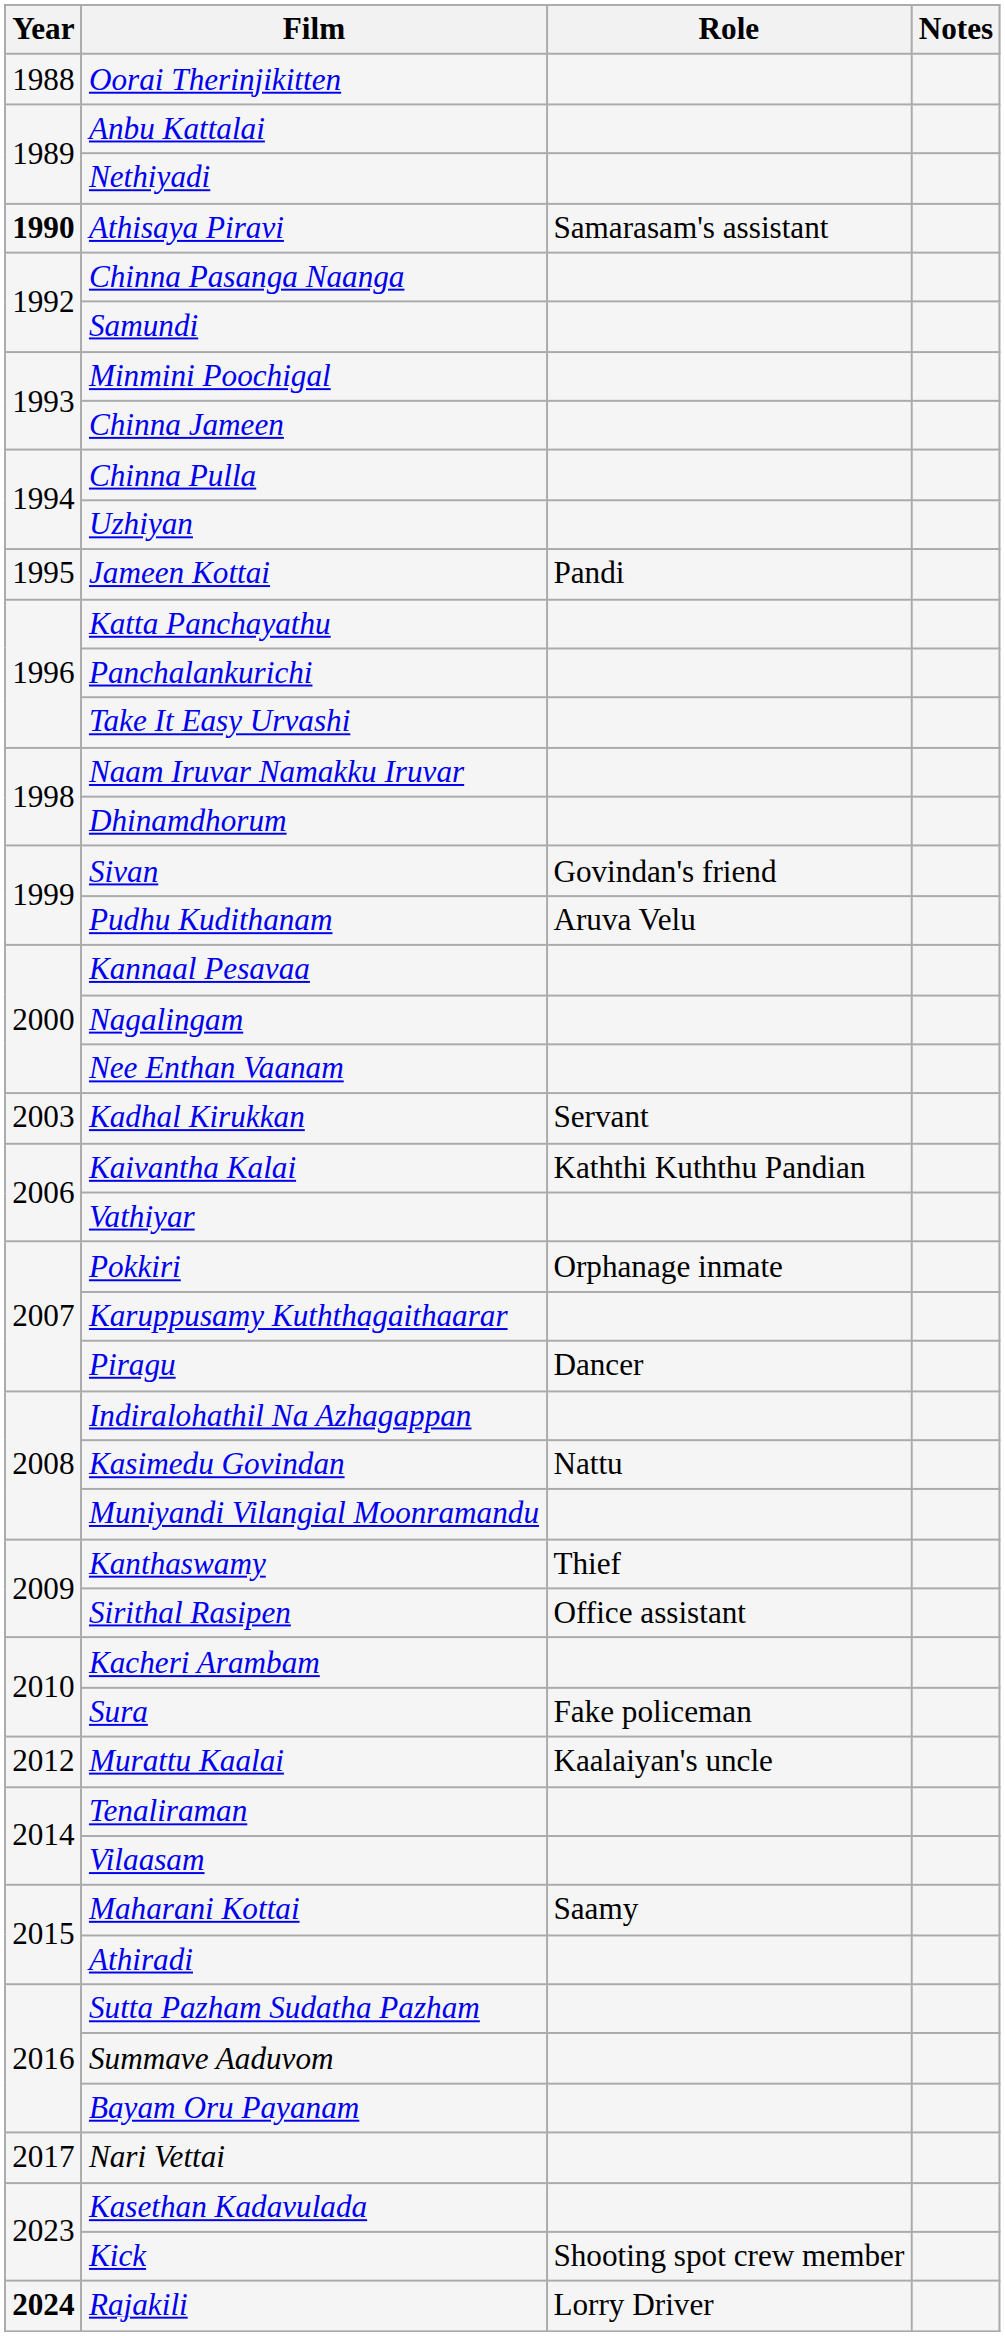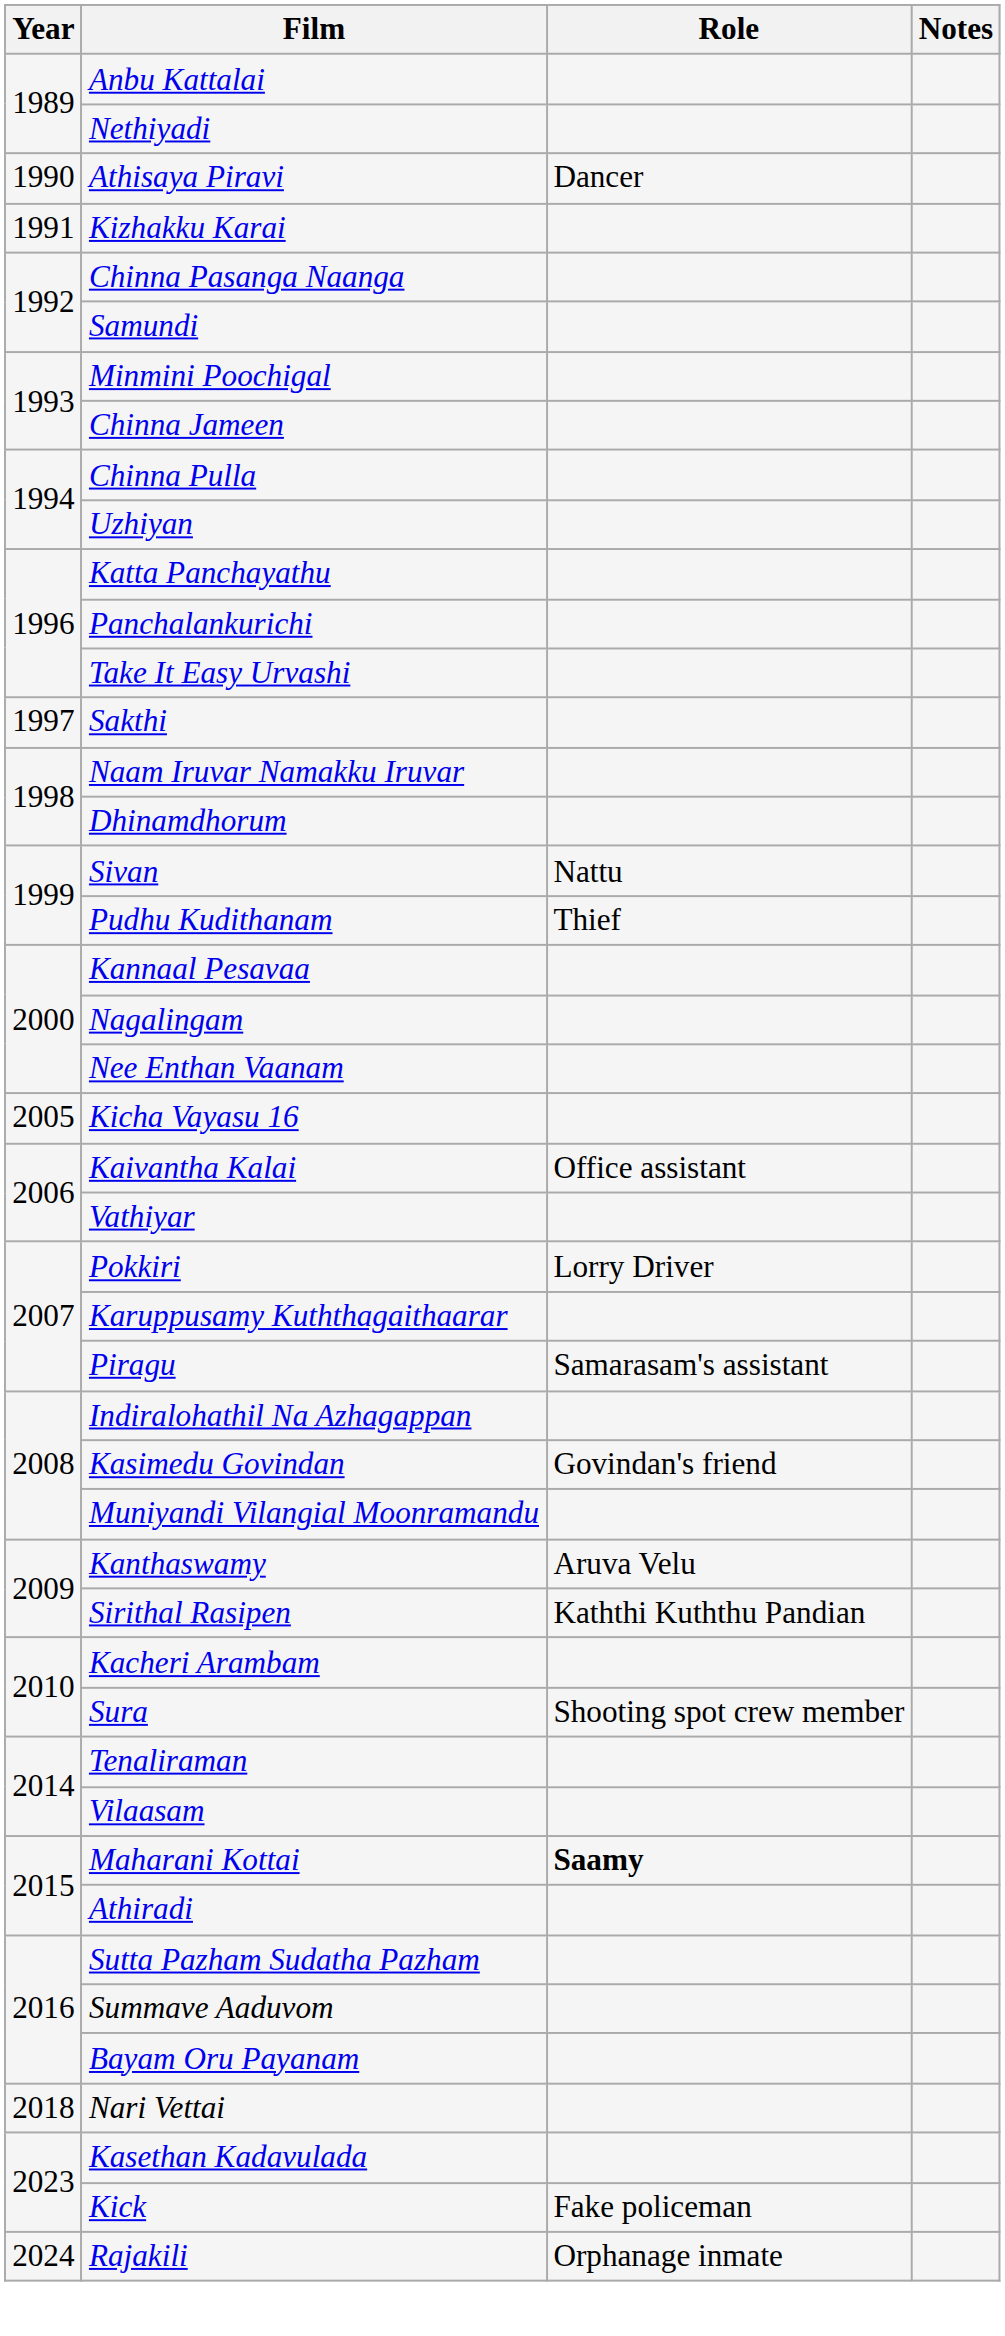- row: (215, 78)
(43, 227) bold -> (43, 177) normal
(691, 227) Samarasam's assistant -> (598, 177) Dancer
+ row: (187, 227)
- row: (180, 573)
+ row: (128, 721)
(665, 870) Govindan's friend -> (588, 870) Nattu
(625, 919) Aruva Velu -> (587, 919) Thief
- row: (197, 1117)
+ row: (194, 1117)
(709, 1167) Kaththi Kuththu Pandian -> (650, 1167) Office assistant
(668, 1266) Orphanage inmate -> (634, 1266) Lorry Driver
(598, 1365) Dancer -> (691, 1365) Samarasam's assistant
(588, 1464) Nattu -> (665, 1464) Govindan's friend
(587, 1563) Thief -> (625, 1563) Aruva Velu
(650, 1612) Office assistant -> (709, 1612) Kaththi Kuththu Pandian
(653, 1711) Fake policeman -> (729, 1711) Shooting spot crew member
- row: (186, 1761)
(596, 1909) normal -> (598, 1860) bold
(43, 2156) 2017 -> (43, 2107) 2018
(729, 2255) Shooting spot crew member -> (653, 2206) Fake policeman
(43, 2305) bold -> (43, 2255) normal
(634, 2305) Lorry Driver -> (668, 2255) Orphanage inmate
